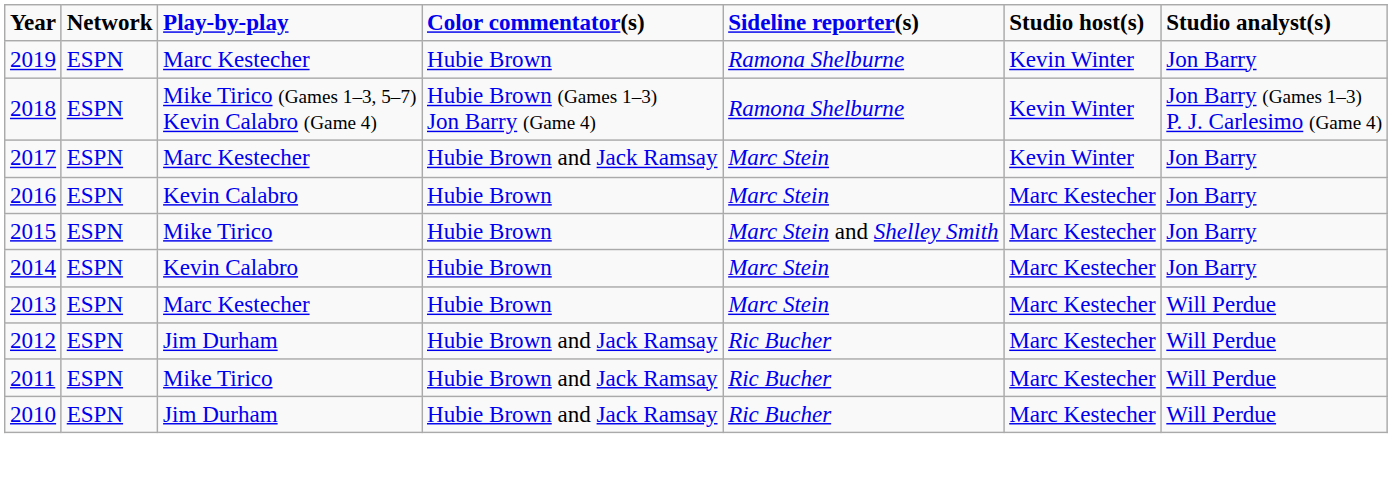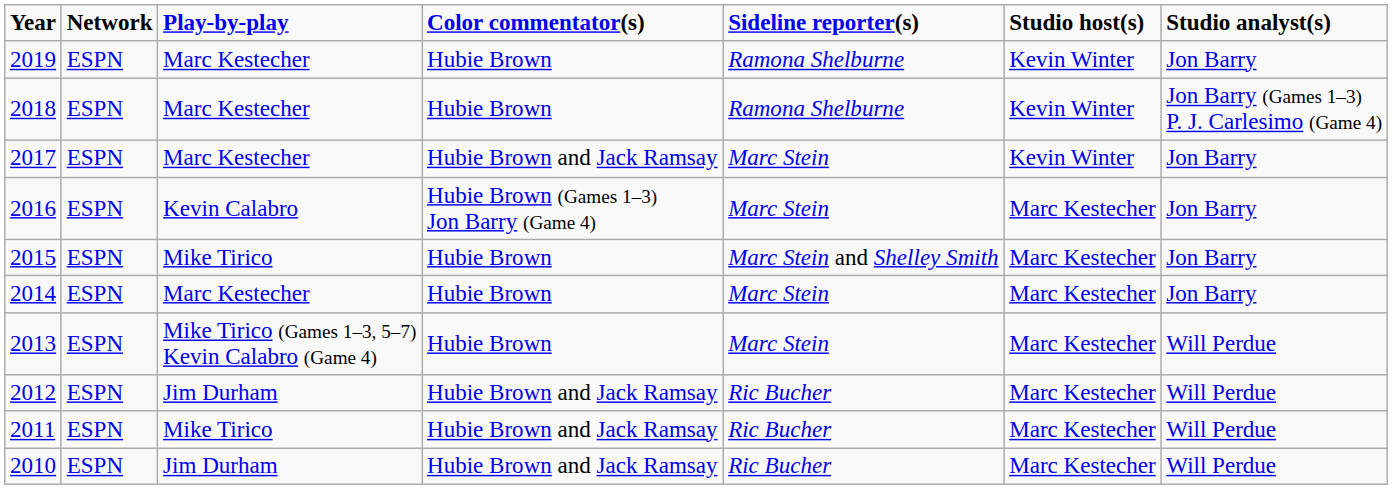(290, 108) Mike Tirico (Games 1–3, 5–7) Kevin Calabro (Game 4) -> (236, 108) Marc Kestecher
(542, 108) Hubie Brown (Games 1–3) Jon Barry (Game 4) -> (489, 108) Hubie Brown
(489, 194) Hubie Brown -> (542, 207) Hubie Brown (Games 1–3) Jon Barry (Game 4)
(231, 267) Kevin Calabro -> (236, 293) Marc Kestecher
(236, 304) Marc Kestecher -> (290, 343) Mike Tirico (Games 1–3, 5–7) Kevin Calabro (Game 4)
